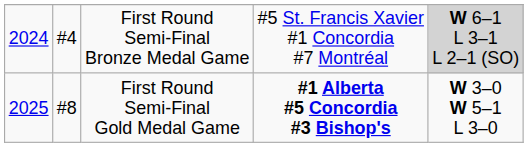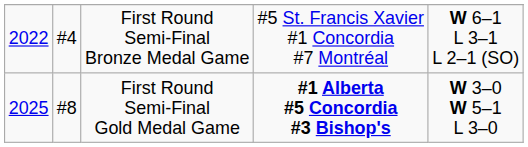(29, 38) 2024 -> (29, 38) 2022
(476, 38) lightgrey background -> (476, 38) no background
